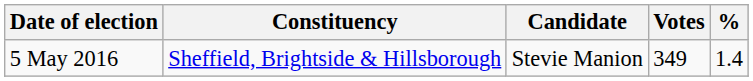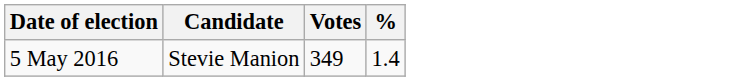- column: (335, 22)
